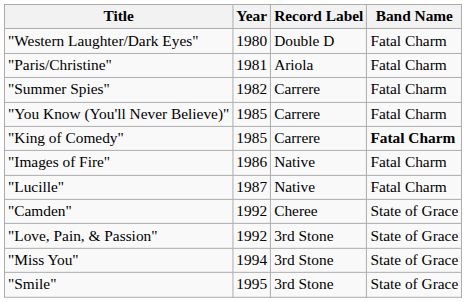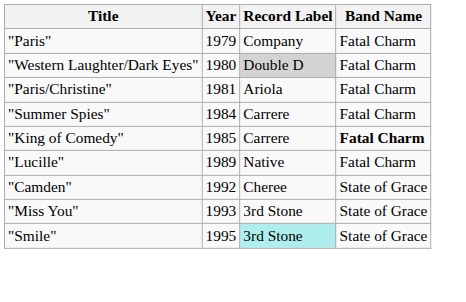+ row: (30, 41)
(304, 41) no background -> (273, 65) lightgrey background
(252, 89) 1982 -> (221, 114) 1984
- row: (119, 114)
- row: (59, 162)
(252, 187) 1987 -> (221, 162) 1989
- row: (83, 235)
(252, 260) 1994 -> (221, 211) 1993
(304, 284) no background -> (273, 235) paleturquoise background
